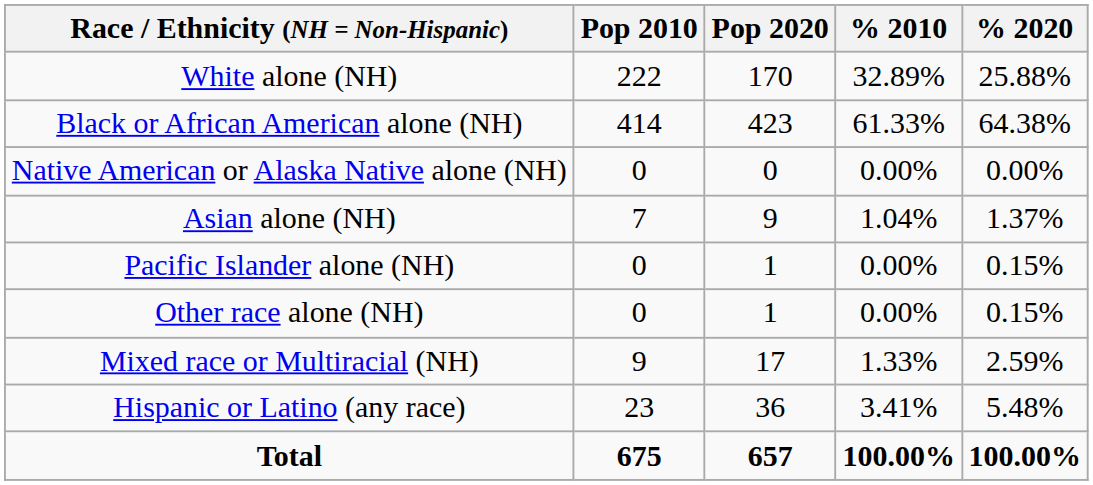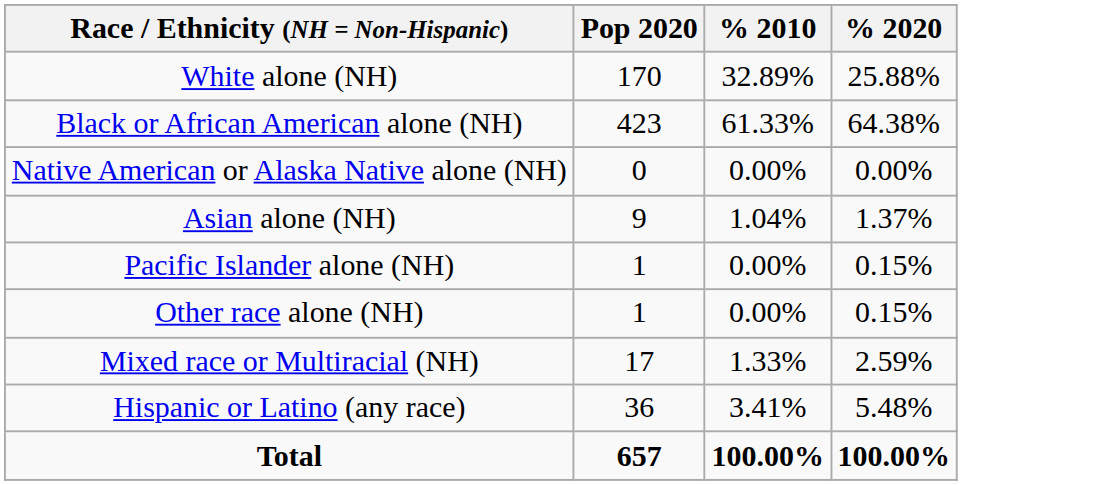- column: (639, 28)
